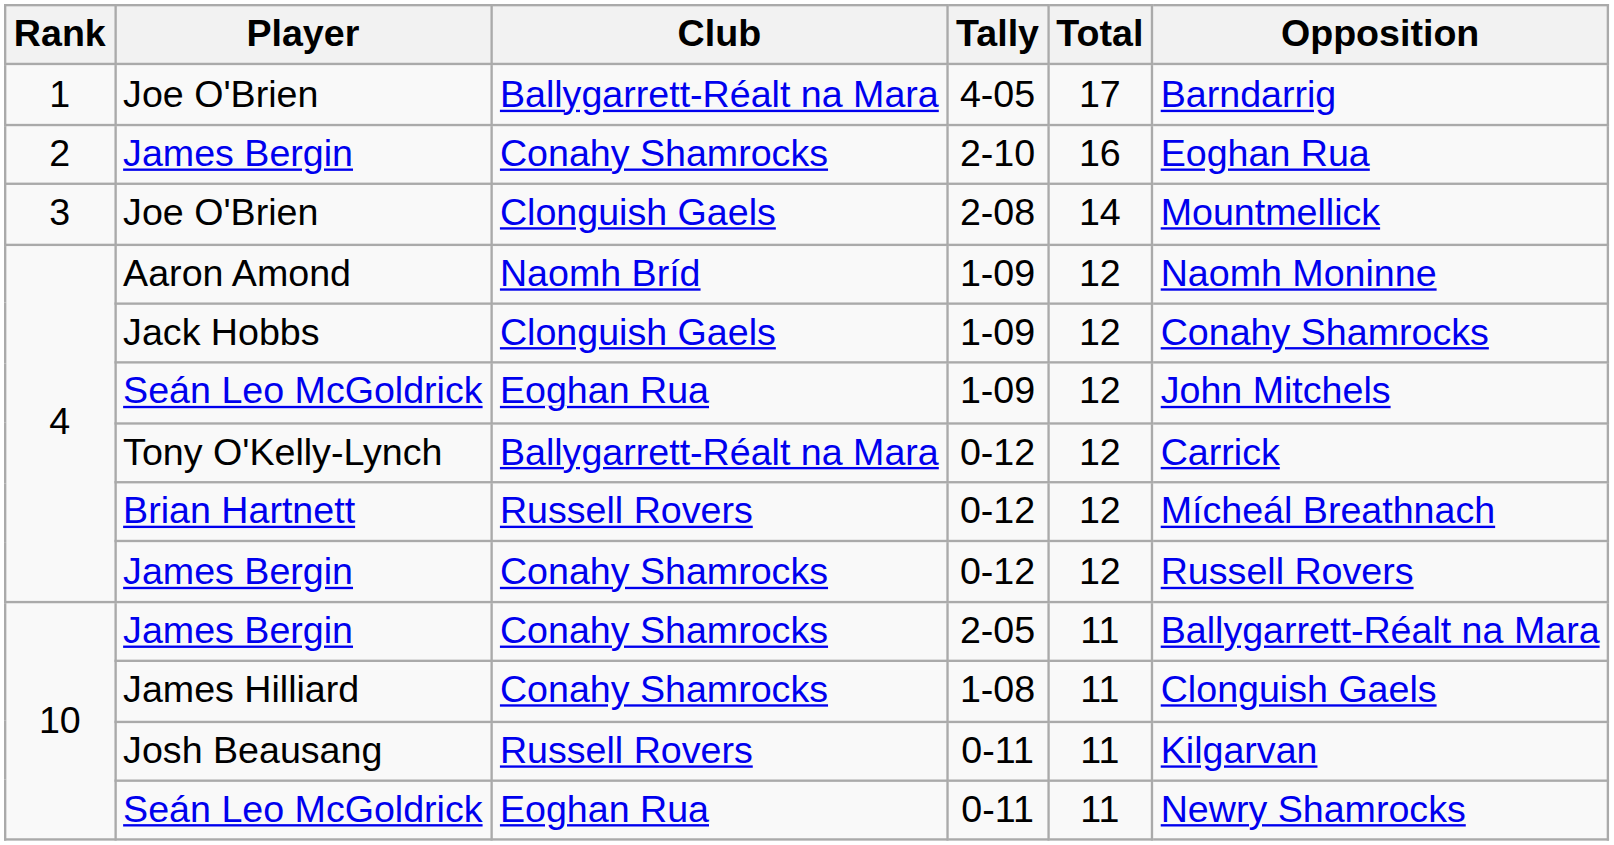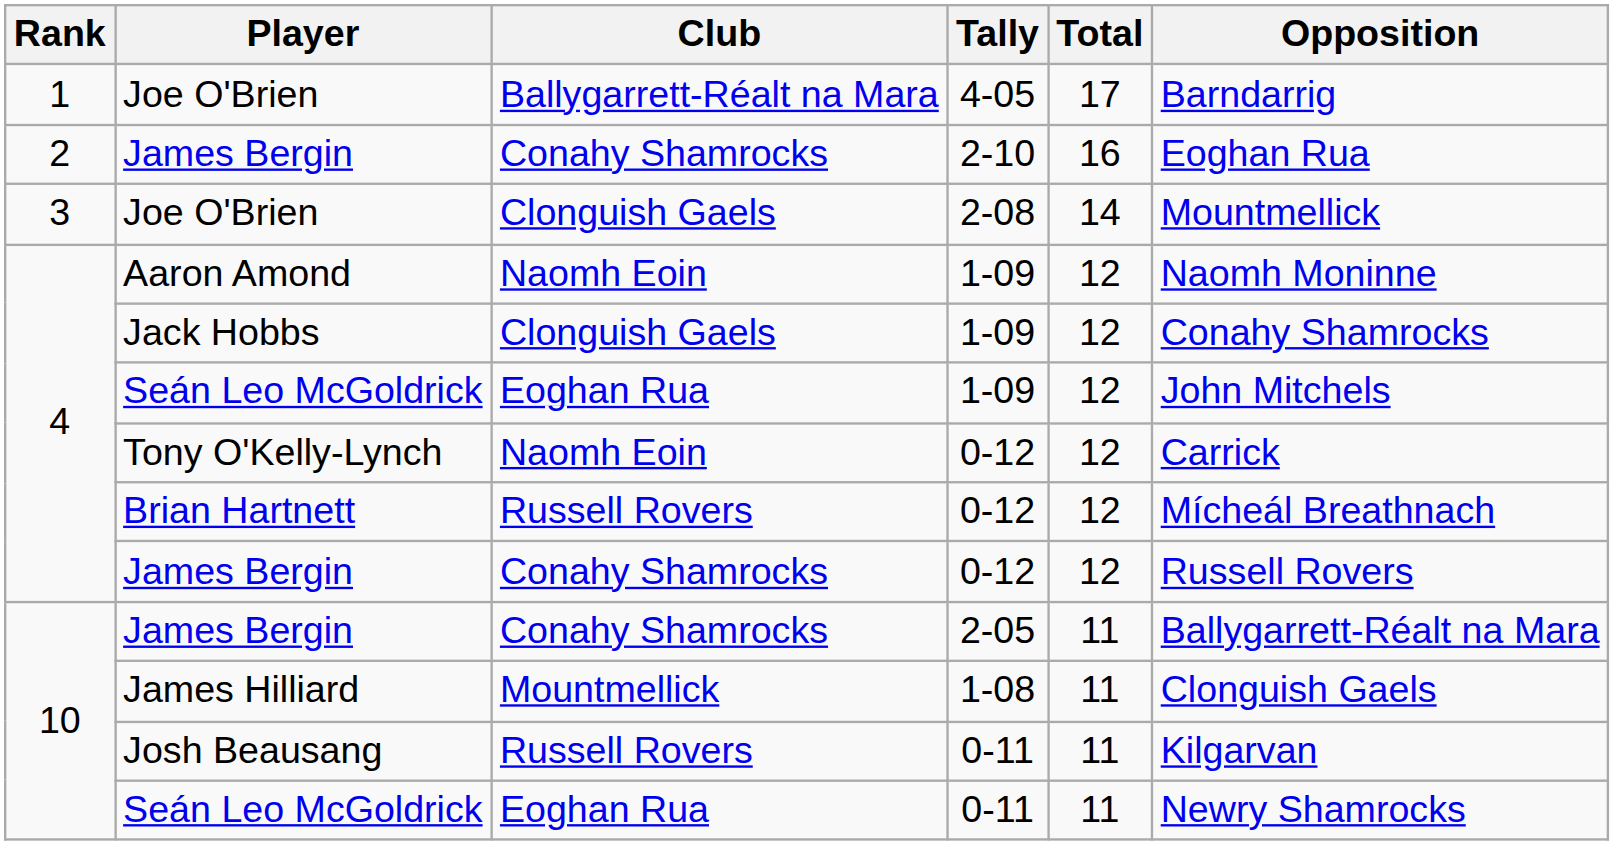(600, 272) Naomh Bríd -> (603, 272) Naomh Eoin
(719, 451) Ballygarrett-Réalt na Mara -> (603, 451) Naomh Eoin
(664, 690) Conahy Shamrocks -> (610, 690) Mountmellick
